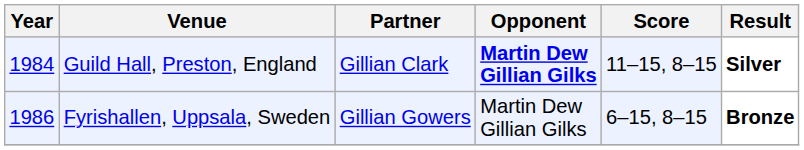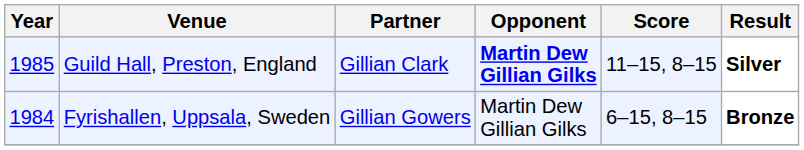(32, 64) 1984 -> (32, 64) 1985
(32, 118) 1986 -> (32, 118) 1984
